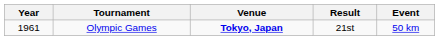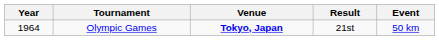(29, 28) 1961 -> (29, 28) 1964
